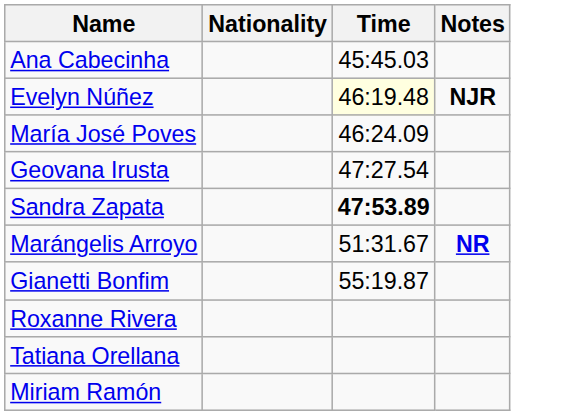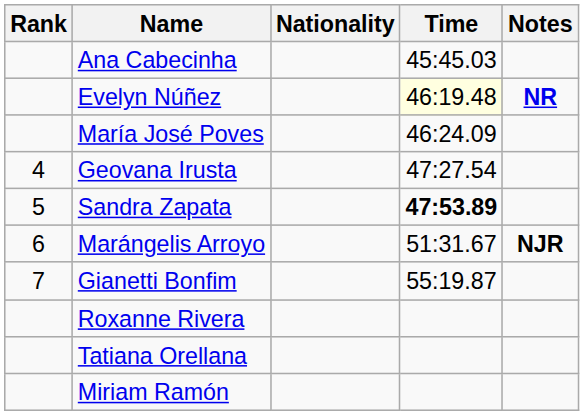+ column: (39, 23)
(473, 97) NJR -> (540, 97) NR
(473, 244) NR -> (540, 244) NJR
